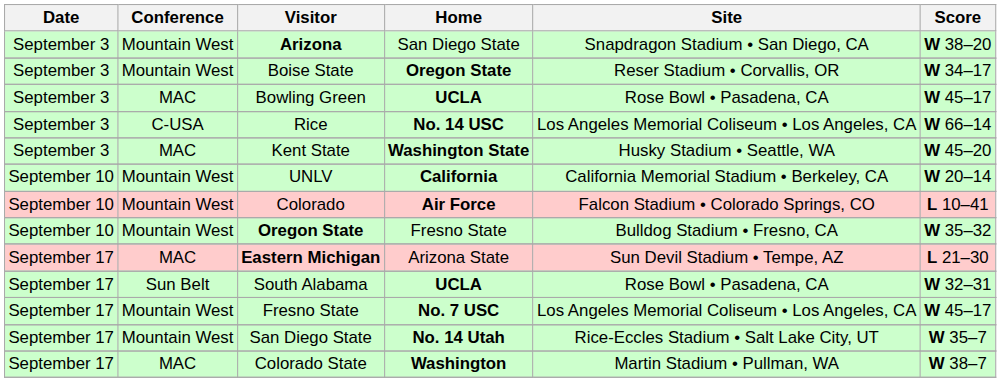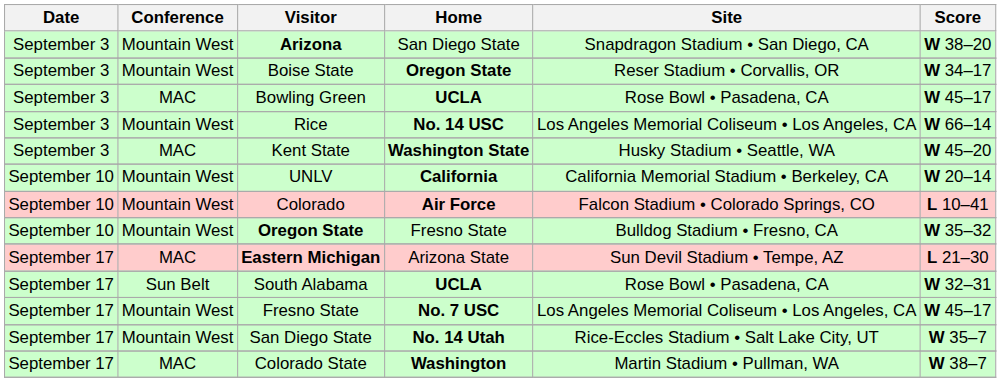(178, 124) C-USA -> (178, 124) Mountain West
